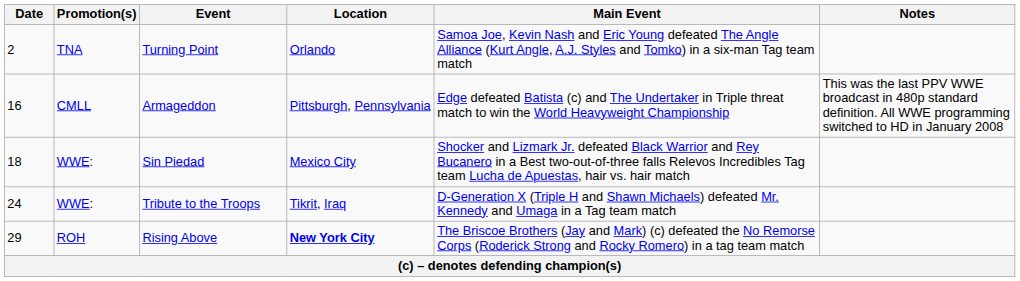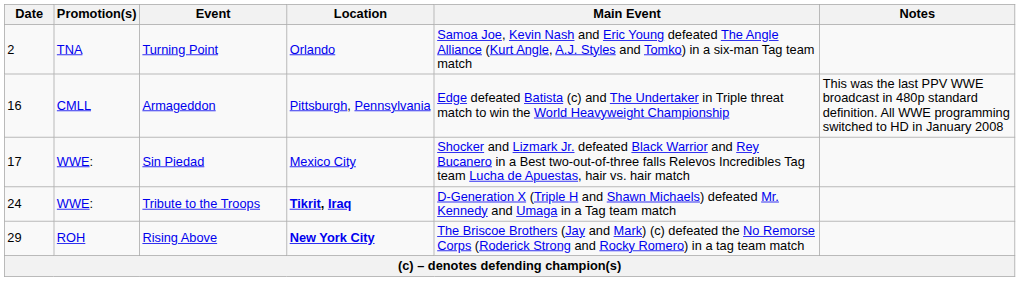(14, 161) 18 -> (14, 161) 17
(318, 203) normal -> (321, 203) bold
